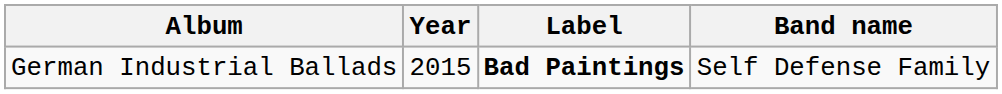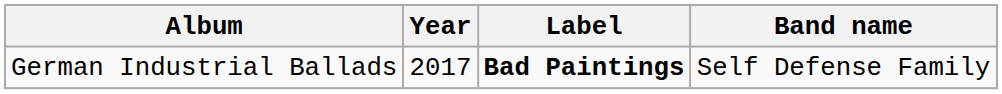(440, 68) 2015 -> (440, 68) 2017
